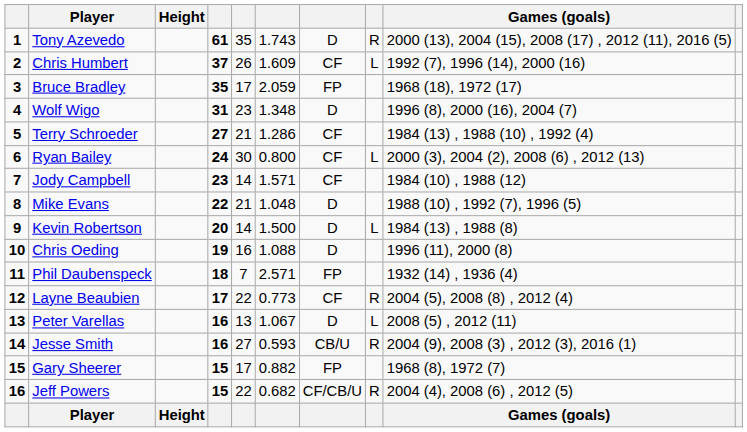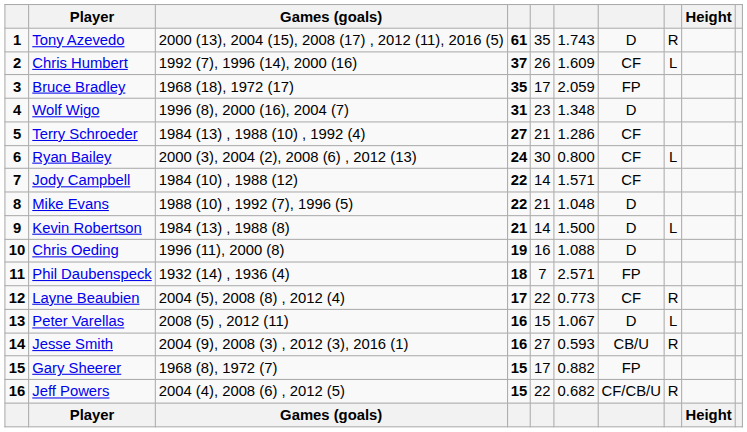columns swapped: (559, 17) <-> (182, 17)
(220, 181) 23 -> (519, 181) 22
(220, 228) 20 -> (519, 228) 21
(243, 321) 13 -> (542, 321) 15
